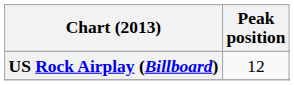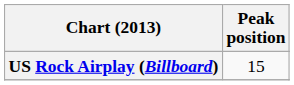(256, 65) 12 -> (256, 65) 15
